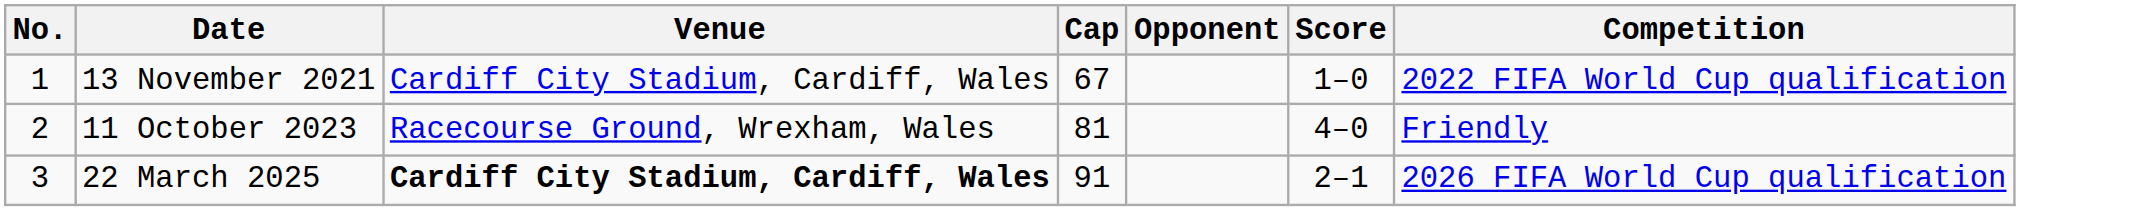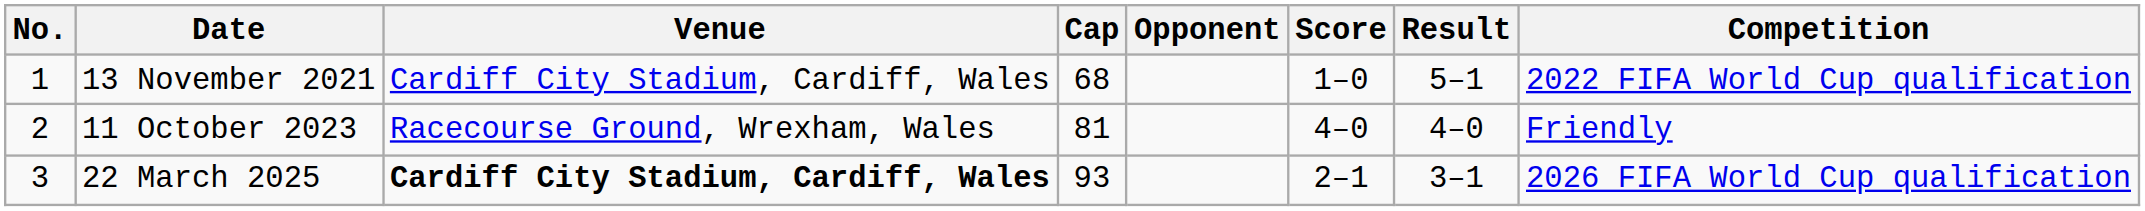+ column: (1456, 30)
(1092, 80) 67 -> (1092, 80) 68
(1092, 179) 91 -> (1092, 179) 93
